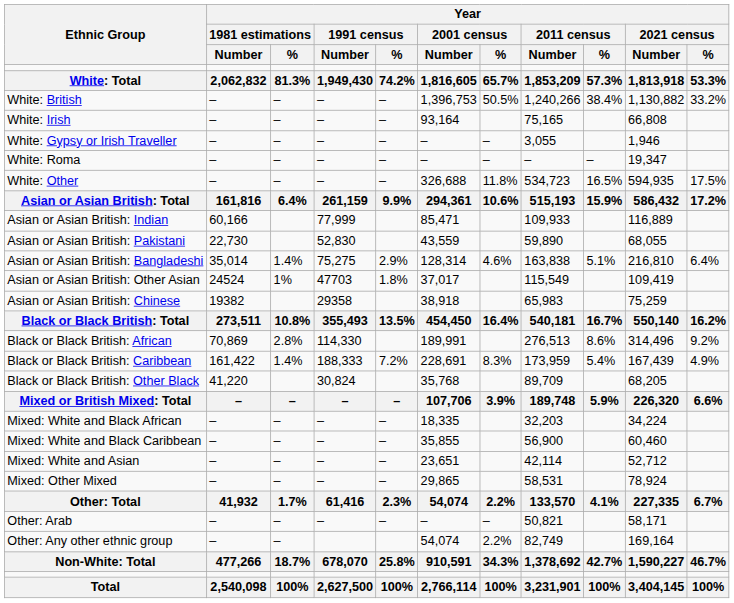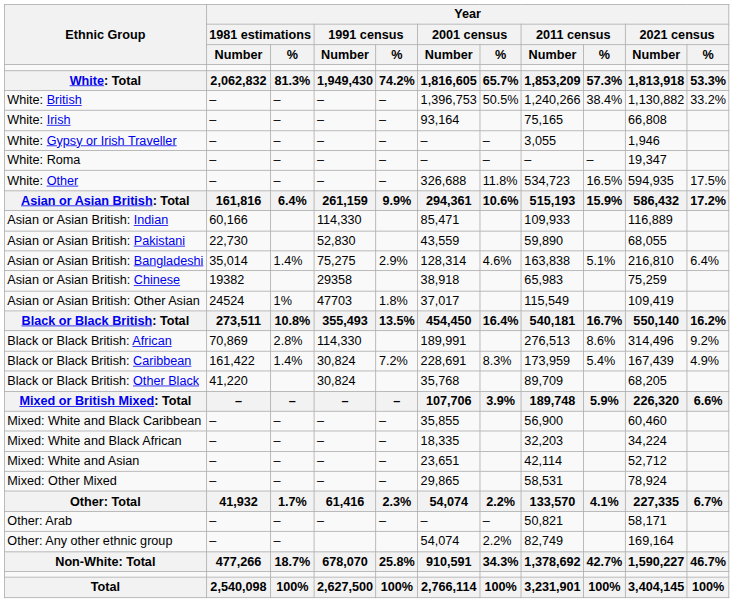(336, 220) 77,999 -> (339, 220) 114,330
rows swapped: (94, 300) <-> (104, 280)
(340, 361) 188,333 -> (336, 361) 30,824
rows swapped: (104, 441) <-> (94, 421)
